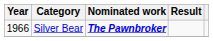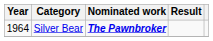(18, 28) 1966 -> (18, 28) 1964
